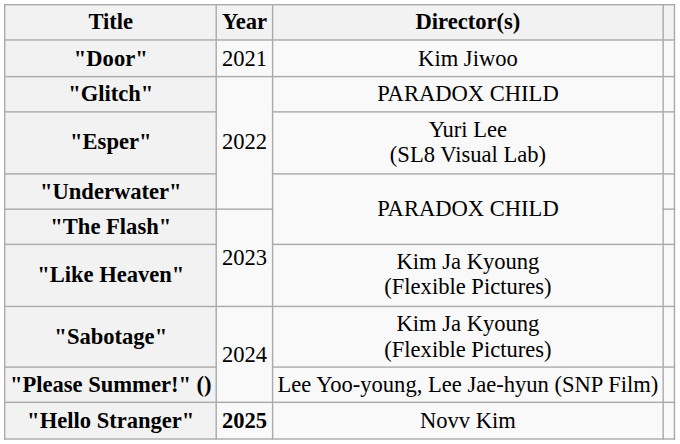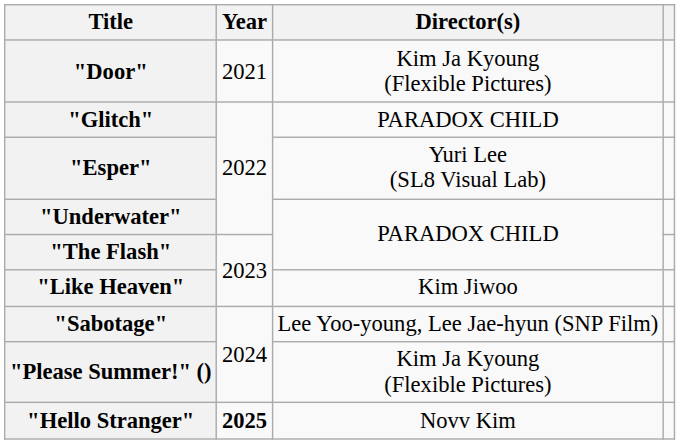(468, 58) Kim Jiwoo -> (468, 70) Kim Ja Kyoung (Flexible Pictures)
(468, 275) Kim Ja Kyoung (Flexible Pictures) -> (468, 287) Kim Jiwoo
(468, 336) Kim Ja Kyoung (Flexible Pictures) -> (468, 323) Lee Yoo-young, Lee Jae-hyun (SNP Film)
(468, 384) Lee Yoo-young, Lee Jae-hyun (SNP Film) -> (468, 372) Kim Ja Kyoung (Flexible Pictures)
